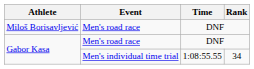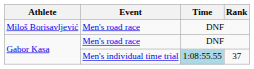(202, 57) no background -> (202, 57) lightblue background
(237, 57) 34 -> (237, 57) 37
